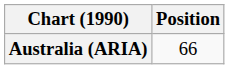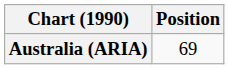(188, 48) 66 -> (188, 48) 69
